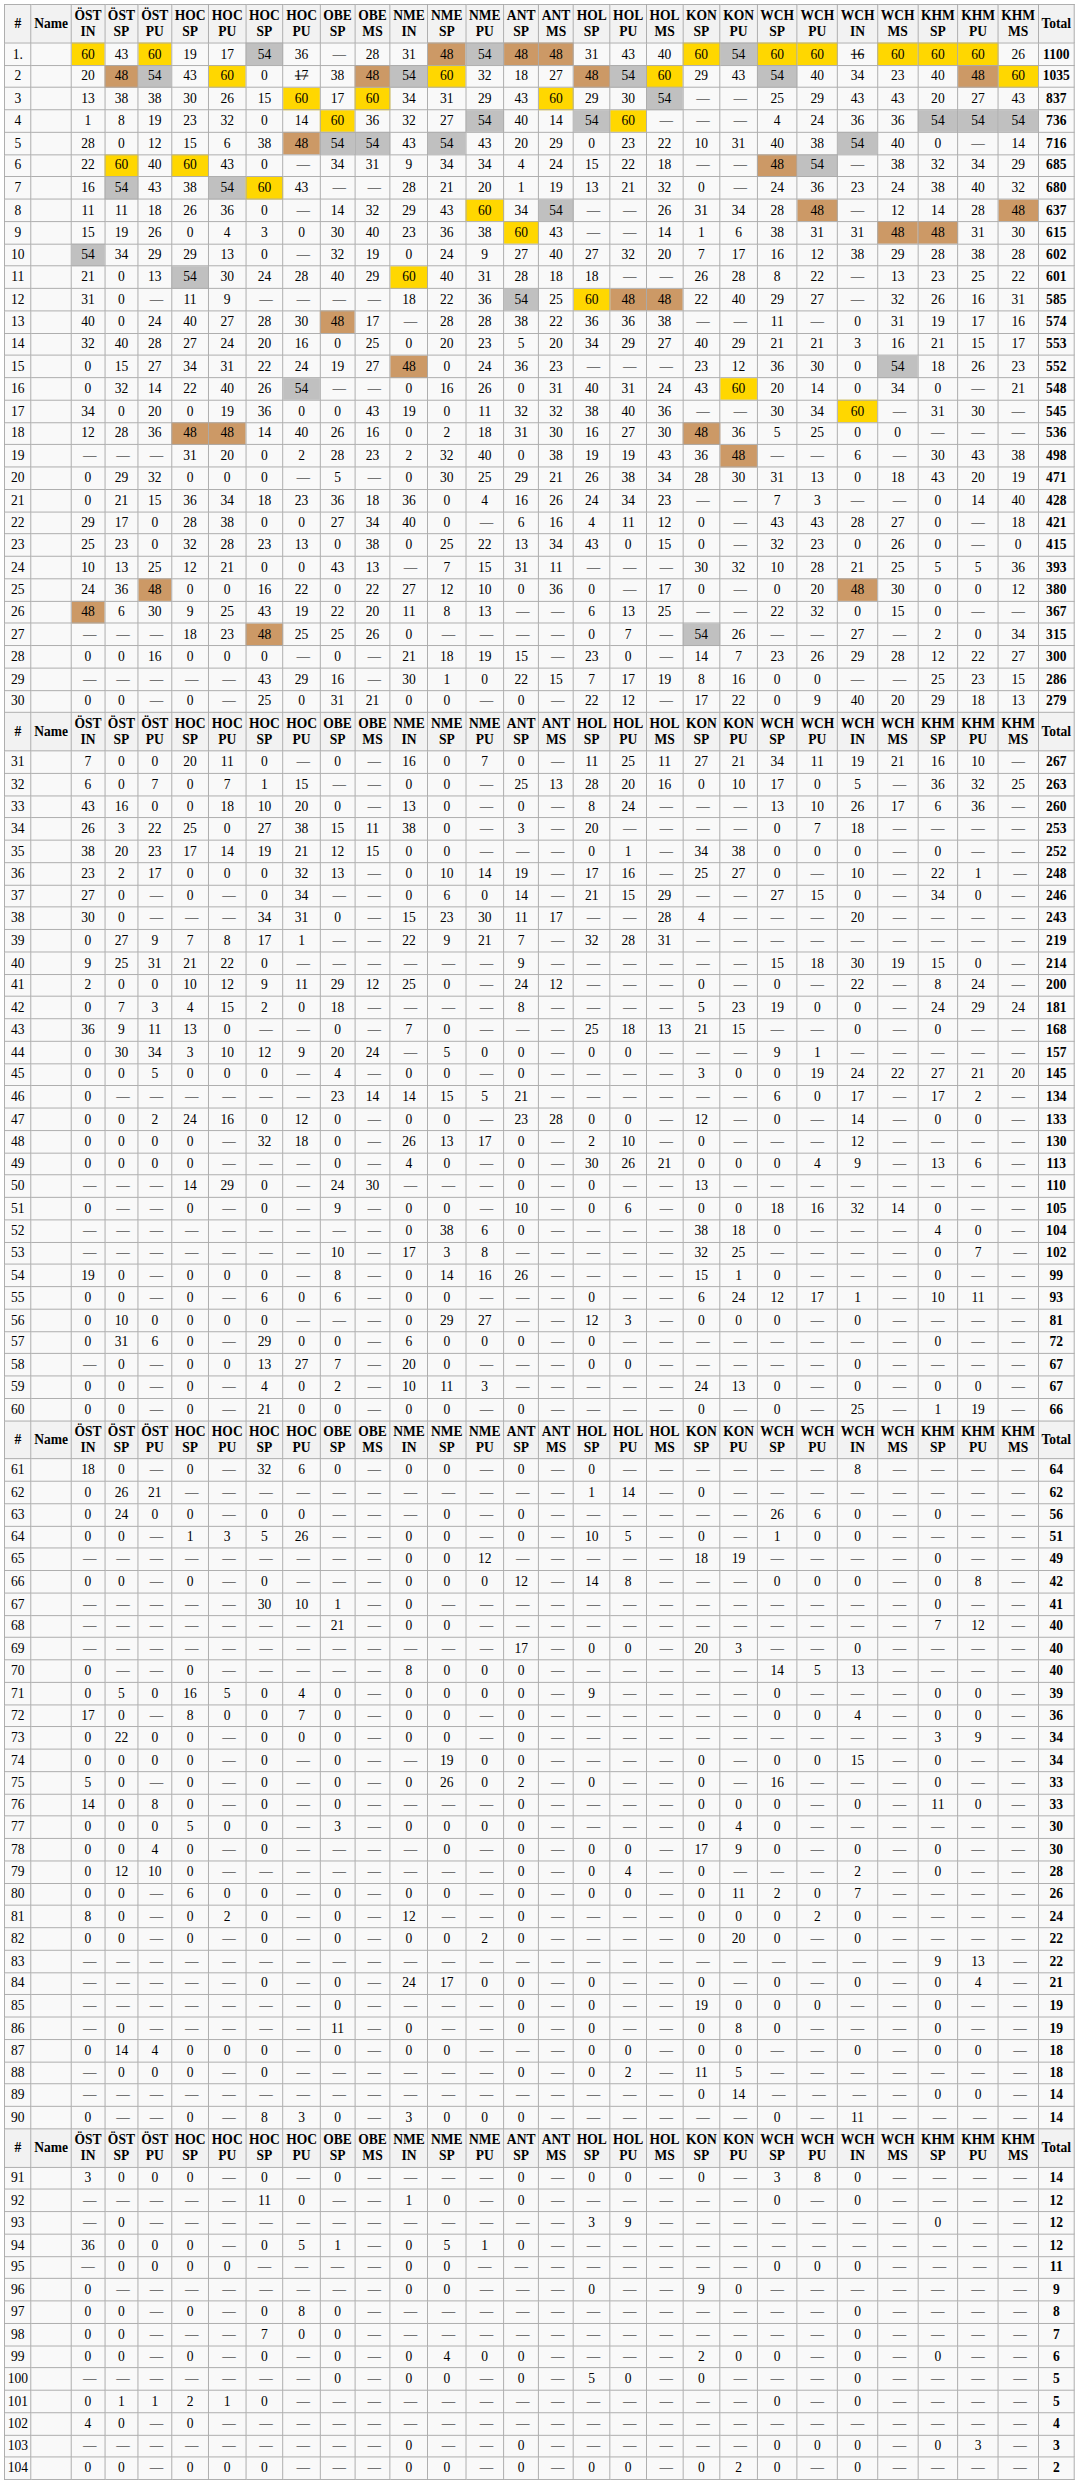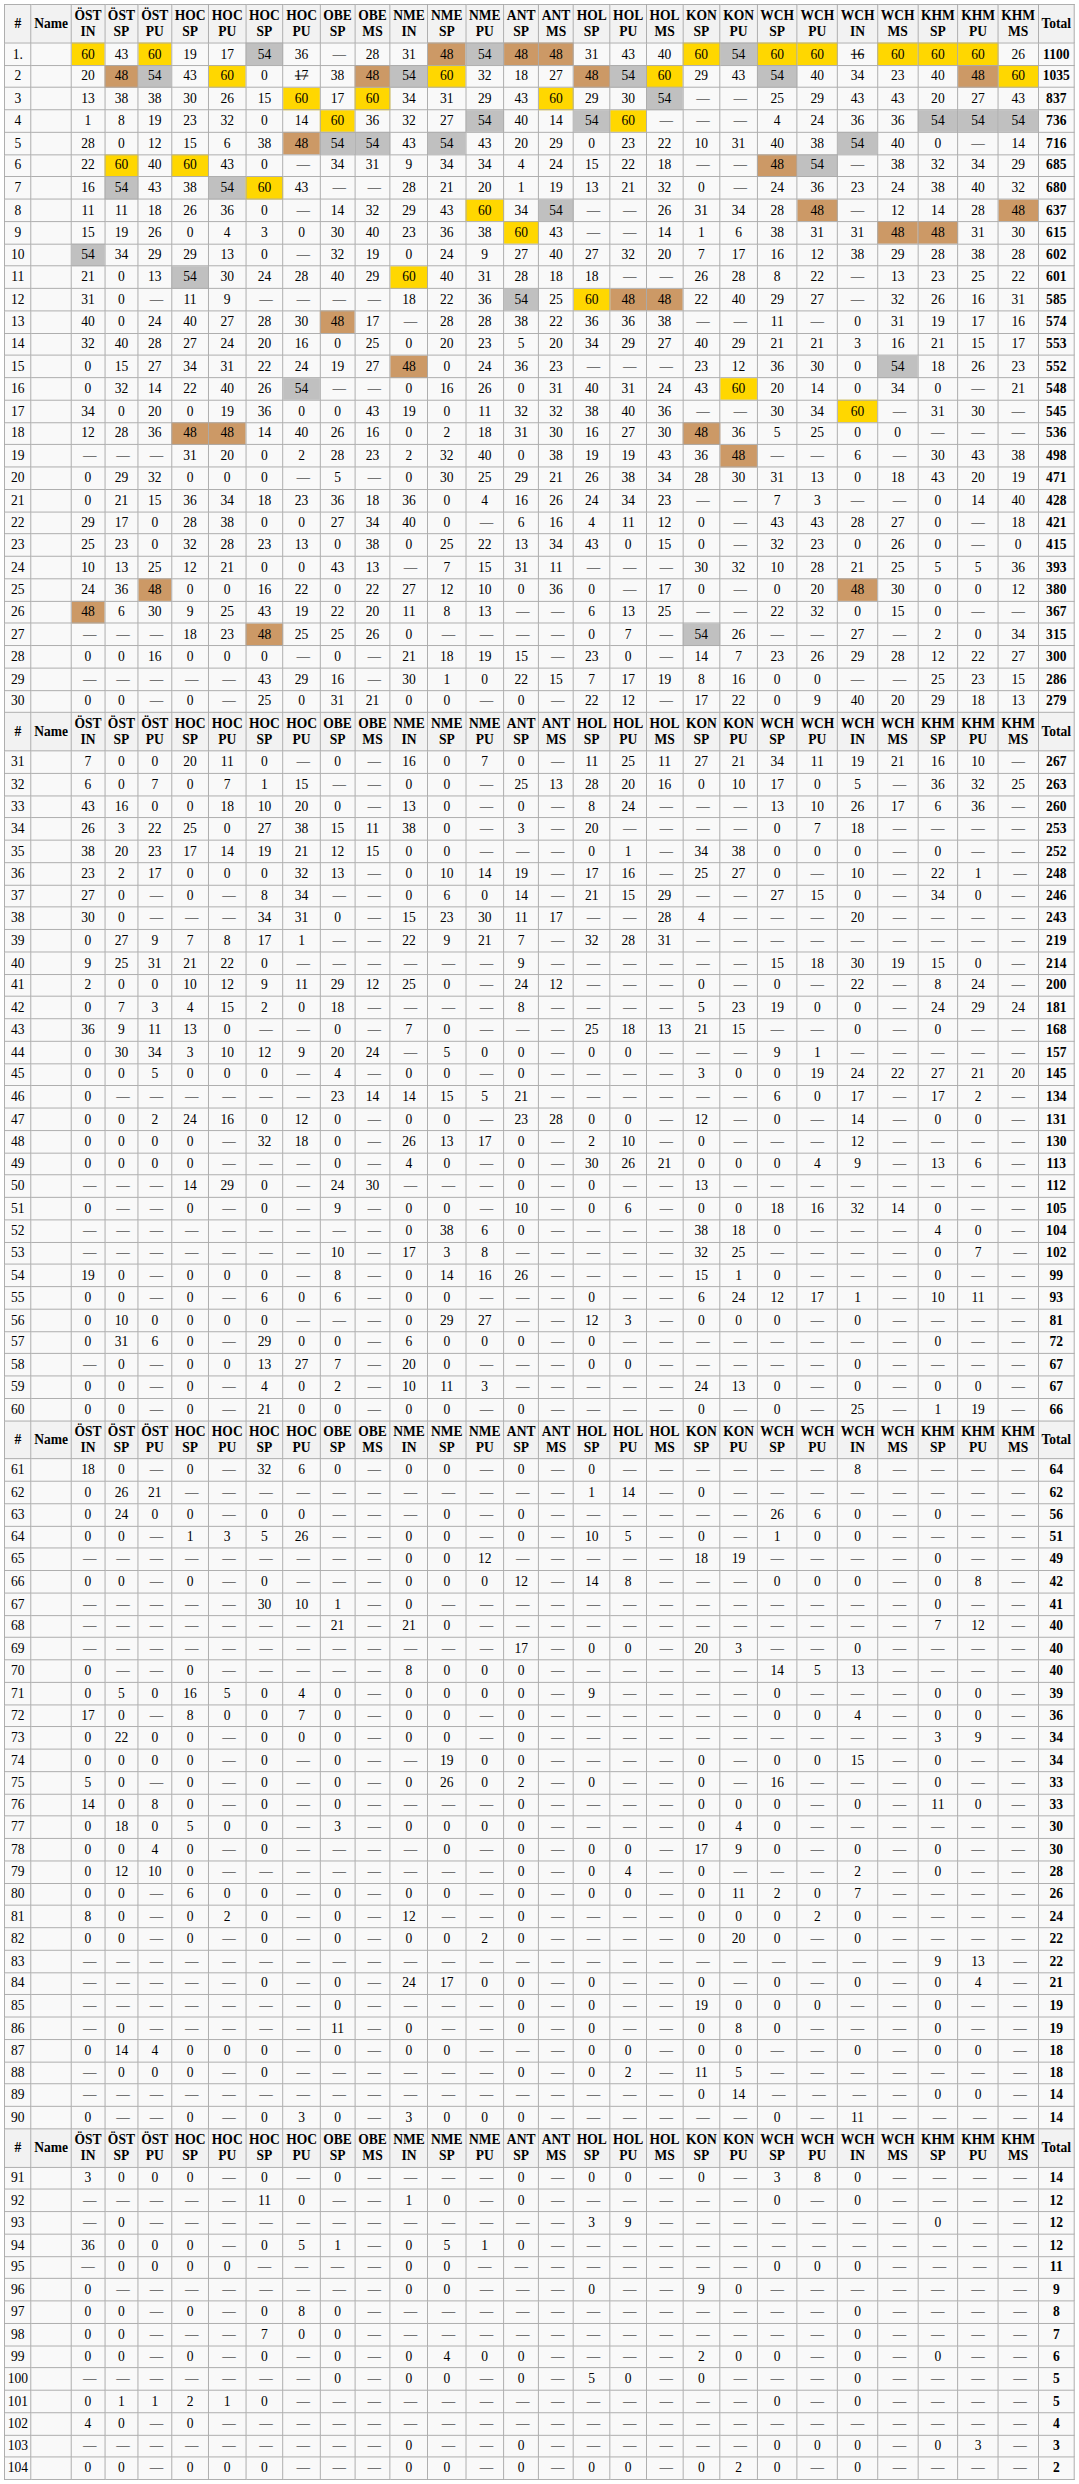(264, 896) 0 -> (264, 896) 8
(1056, 1119) 133 -> (1056, 1119) 131
(1056, 1186) 110 -> (1056, 1186) 112
(409, 1626) 0 -> (409, 1626) 21
(121, 1827) 0 -> (121, 1827) 18
(264, 2117) 8 -> (264, 2117) 0
